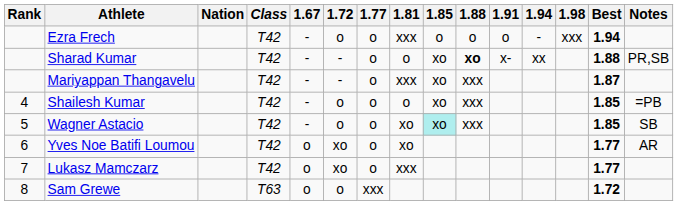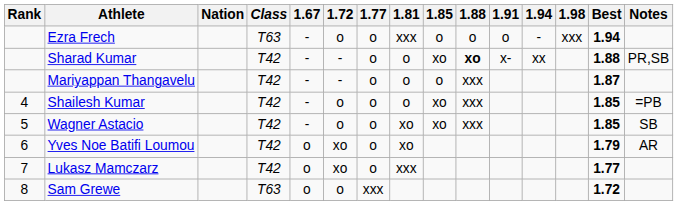(269, 37) T42 -> (269, 37) T63
(406, 80) xxx -> (406, 80) o
(439, 80) xo -> (439, 80) o
(439, 124) paleturquoise background -> (439, 124) no background
(607, 146) 1.77 -> (607, 146) 1.79
